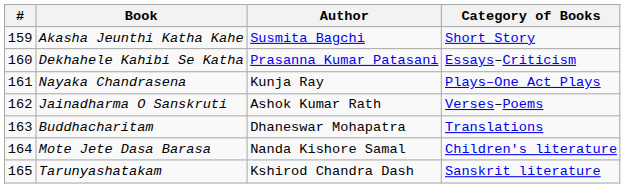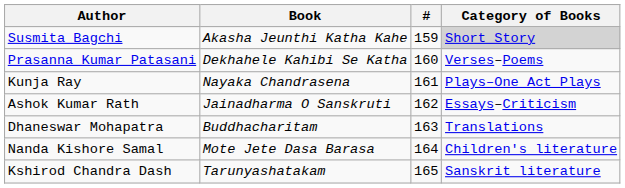columns swapped: (20, 16) <-> (344, 16)
(490, 38) no background -> (490, 38) lightgrey background
(511, 60) Essays–Criticism -> (494, 60) Verses–Poems
(494, 105) Verses–Poems -> (511, 105) Essays–Criticism
